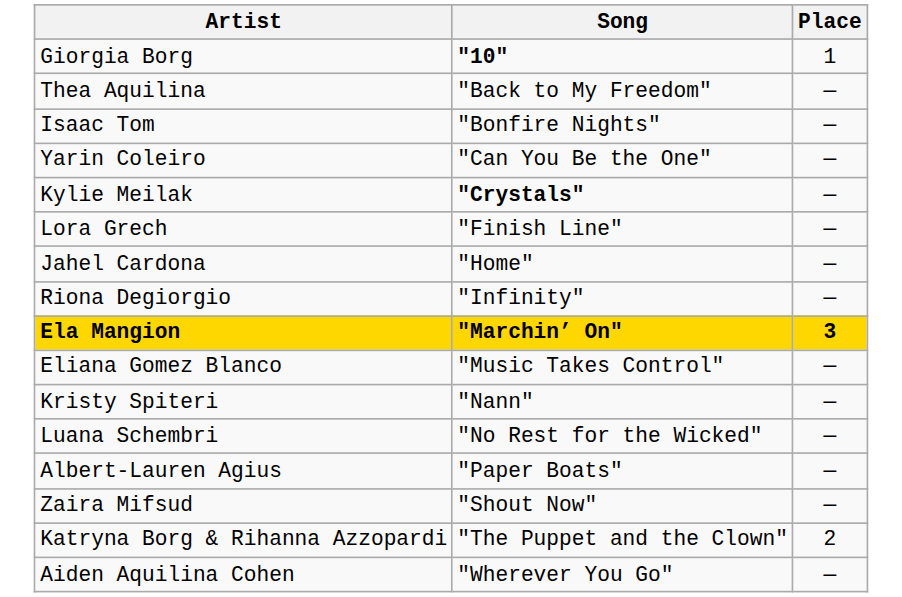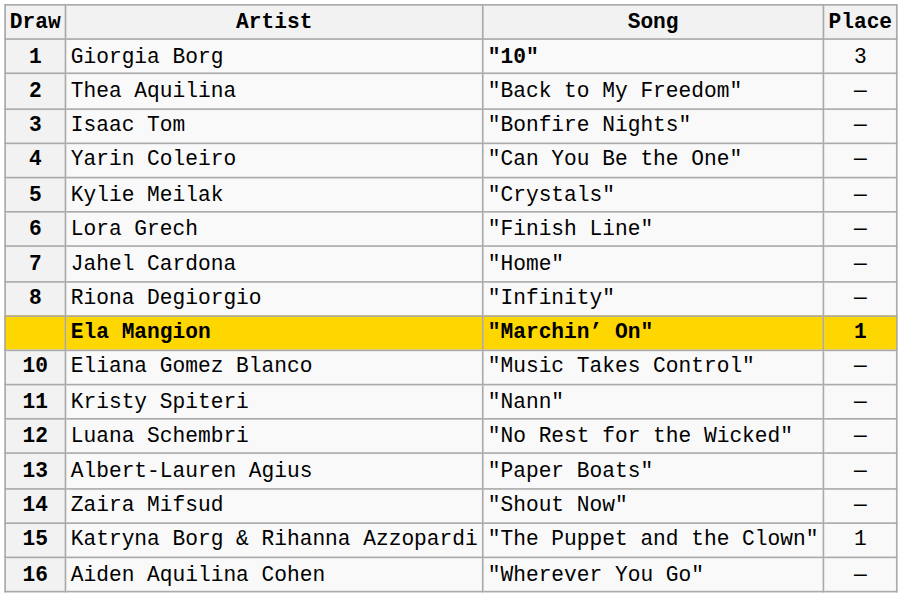+ column: (35, 22)
(830, 57) 1 -> (860, 57) 3
(521, 195) bold -> (551, 195) normal
(830, 333) 3 -> (860, 333) 1
(830, 540) 2 -> (860, 540) 1
